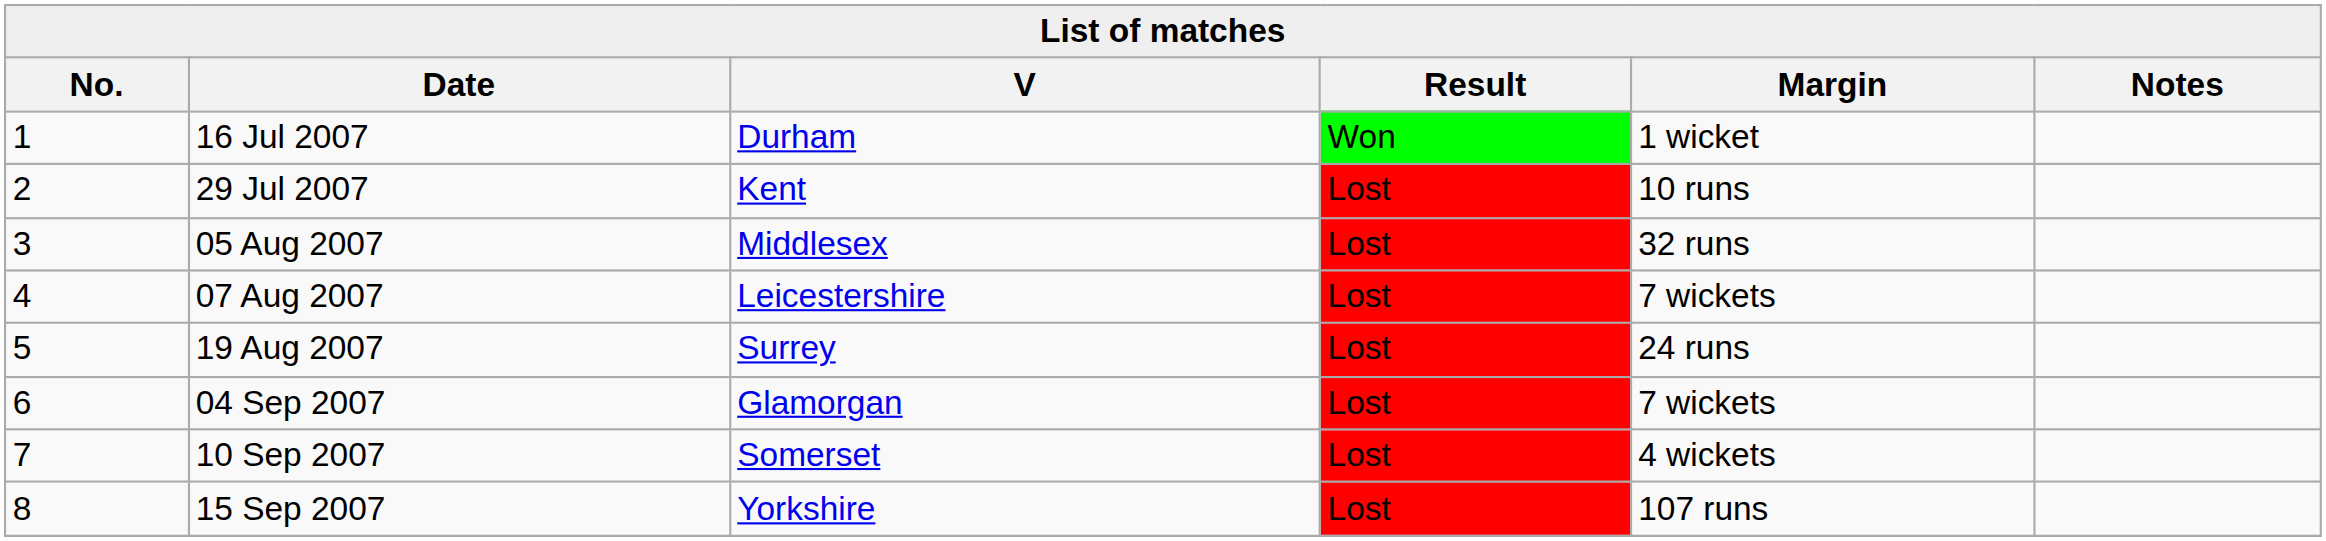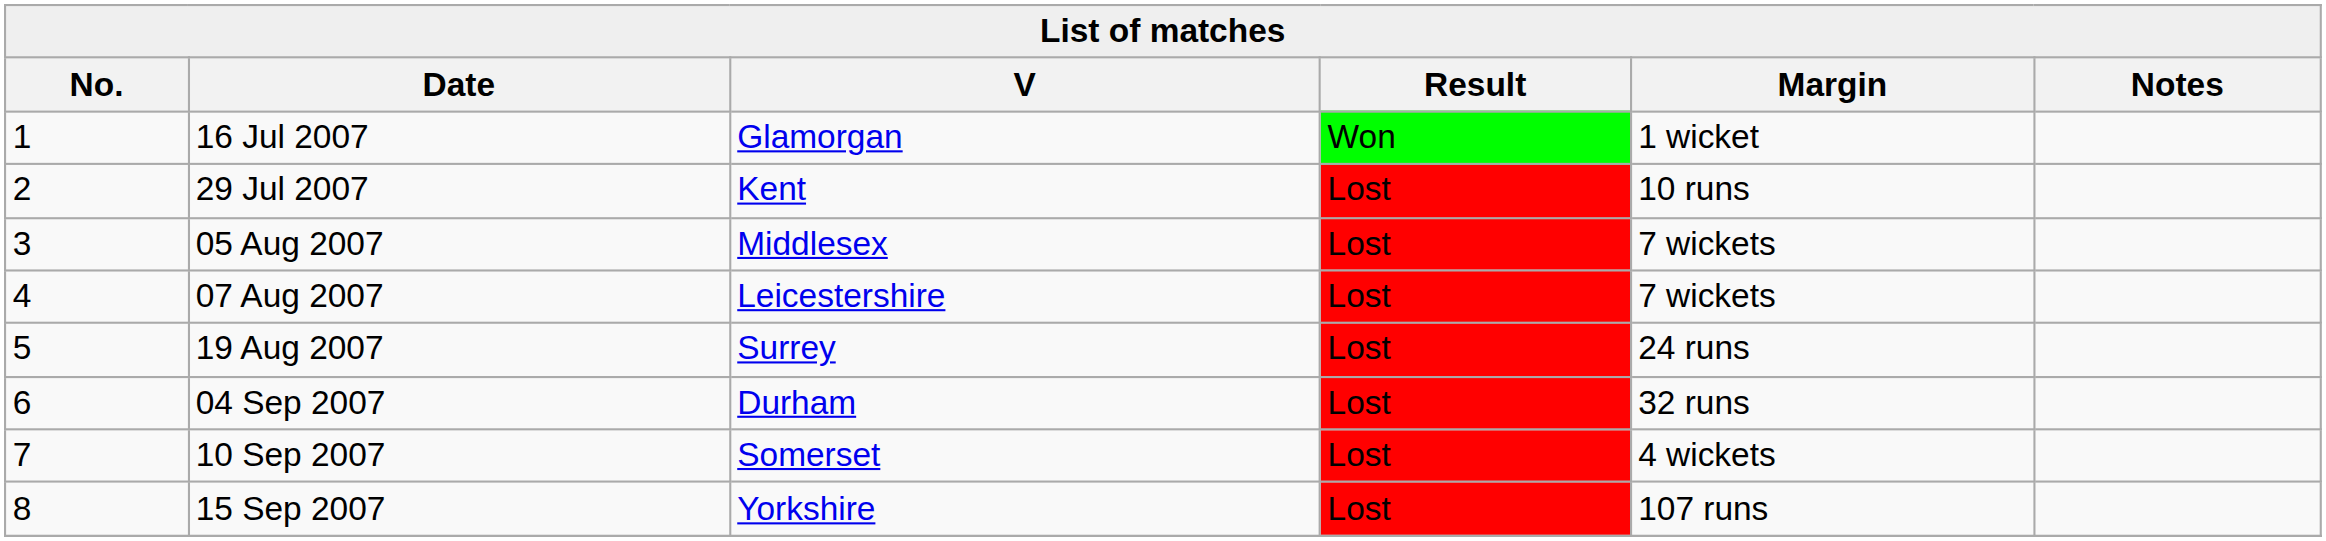(797, 137) Durham -> (820, 137) Glamorgan
(1694, 243) 32 runs -> (1707, 243) 7 wickets
(820, 402) Glamorgan -> (797, 402) Durham
(1707, 402) 7 wickets -> (1694, 402) 32 runs
